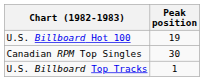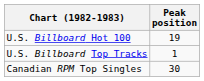rows swapped: (77, 69) <-> (74, 53)
